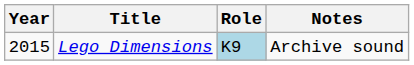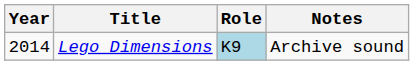(29, 47) 2015 -> (29, 47) 2014
